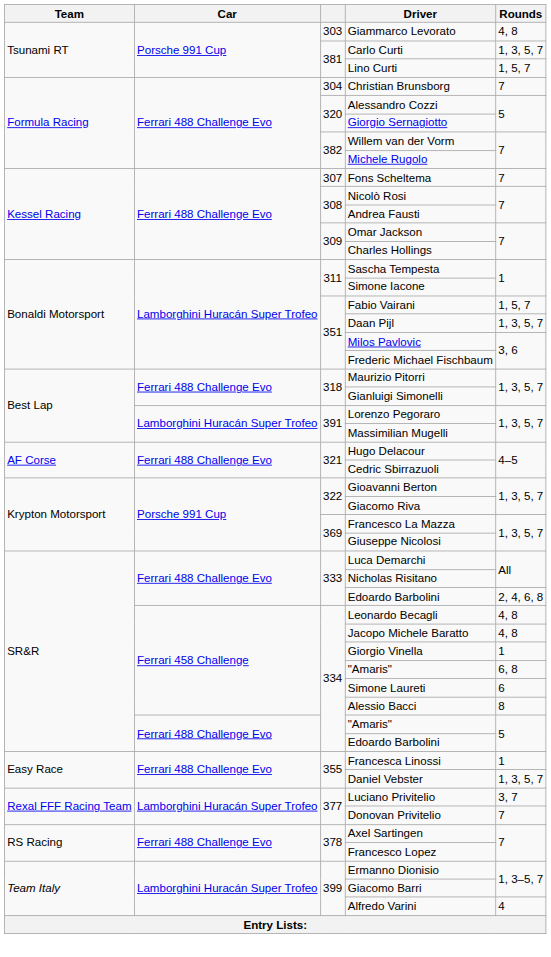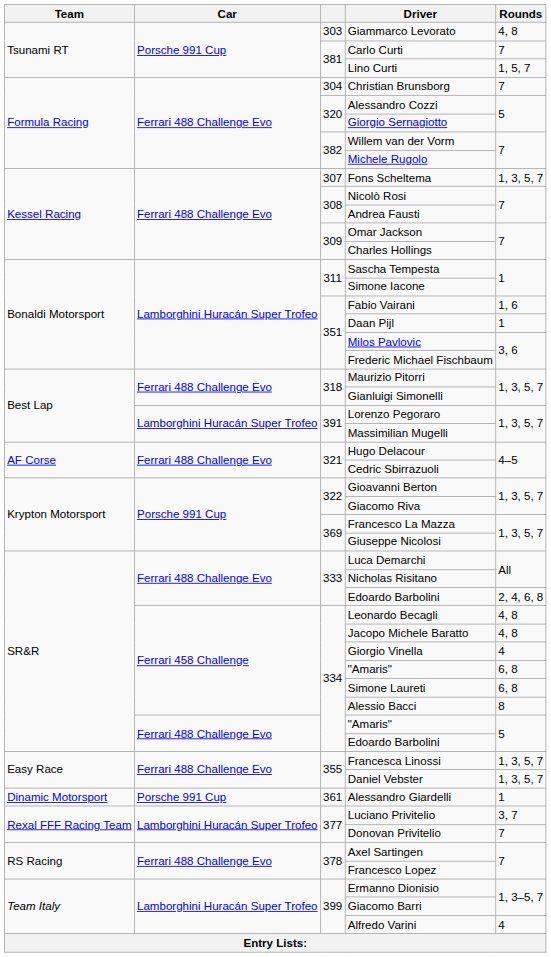(521, 50) 1, 3, 5, 7 -> (502, 50) 7
(502, 177) 7 -> (521, 177) 1, 3, 5, 7
(514, 305) 1, 5, 7 -> (508, 305) 1, 6
(521, 323) 1, 3, 5, 7 -> (502, 323) 1
(502, 651) 1 -> (502, 651) 4
(502, 687) 6 -> (508, 687) 6, 8
(502, 760) 1 -> (521, 760) 1, 3, 5, 7
+ row: (333, 797)
